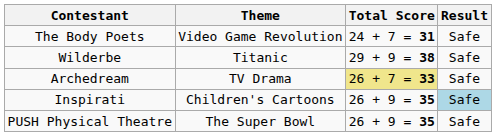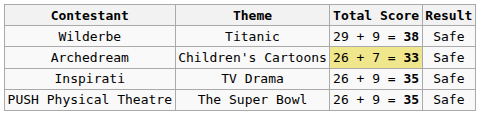- row: (90, 36)
(260, 79) TV Drama -> (253, 57) Children's Cartoons
(260, 100) Children's Cartoons -> (253, 79) TV Drama
(464, 100) lightblue background -> (449, 79) no background
